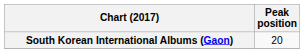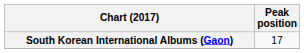(277, 40) 20 -> (277, 40) 17
